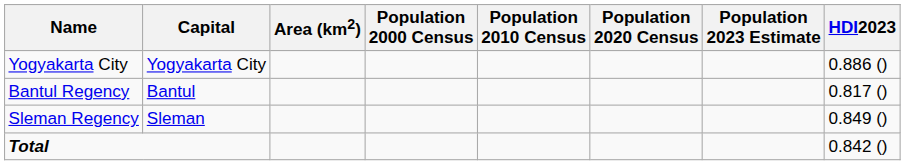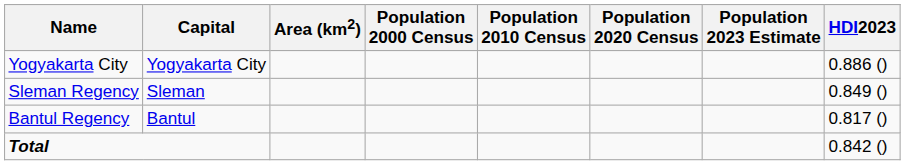rows swapped: (69, 91) <-> (74, 118)
